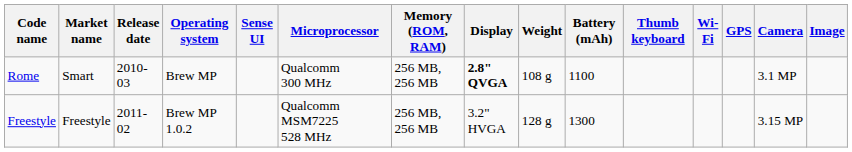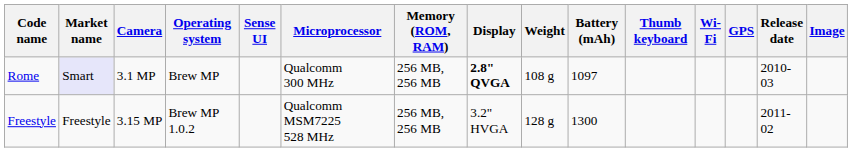columns swapped: (138, 30) <-> (780, 30)
(78, 75) no background -> (78, 75) lavender background
(581, 75) 1100 -> (584, 75) 1097
